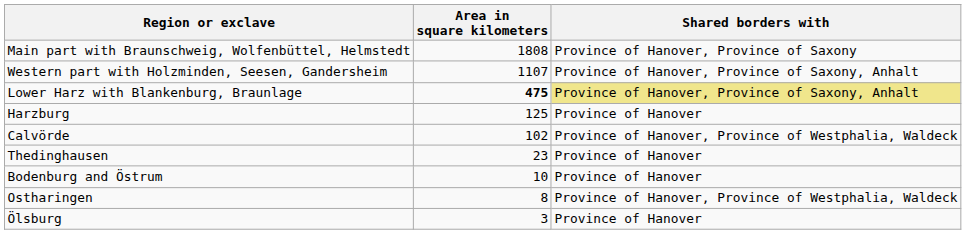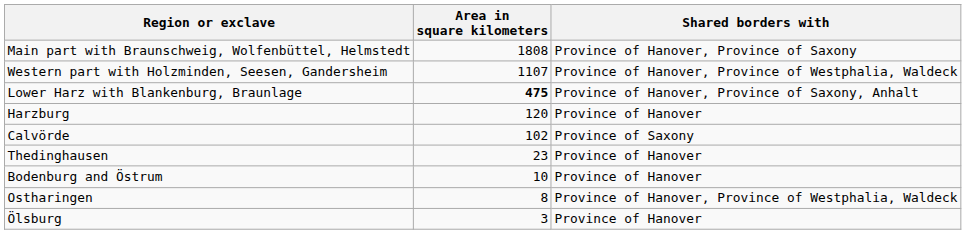(737, 72) Province of Hanover, Province of Saxony, Anhalt -> (756, 72) Province of Hanover, Province of Westphalia, Waldeck
(737, 93) khaki background -> (737, 93) no background
(537, 114) 125 -> (537, 114) 120
(756, 135) Province of Hanover, Province of Westphalia, Waldeck -> (624, 135) Province of Saxony
